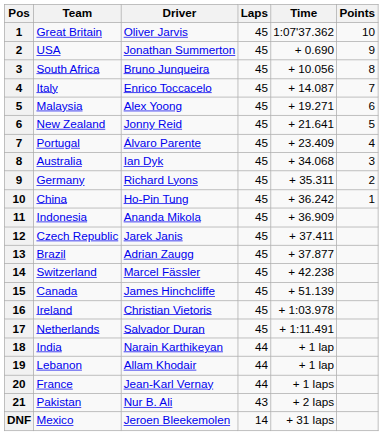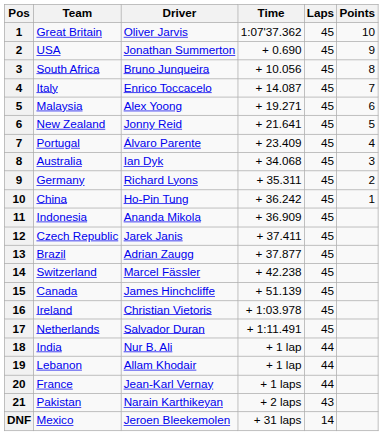columns swapped: (254, 13) <-> (304, 13)
(173, 347) Narain Karthikeyan -> (148, 347) Nur B. Ali
(148, 402) Nur B. Ali -> (173, 402) Narain Karthikeyan
